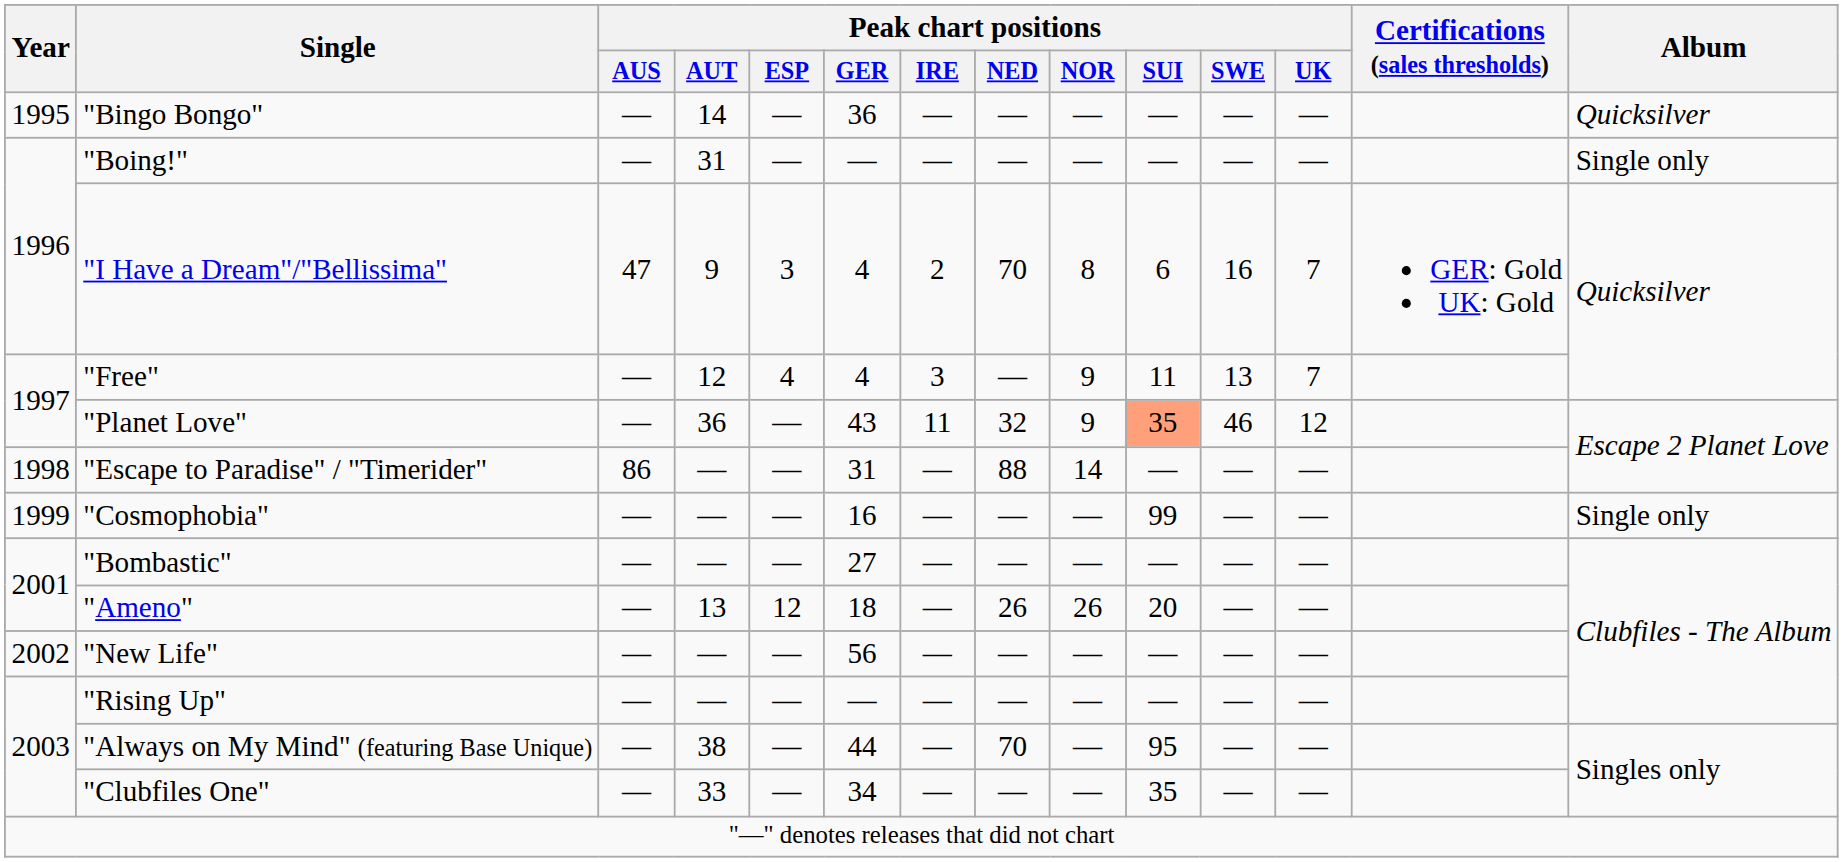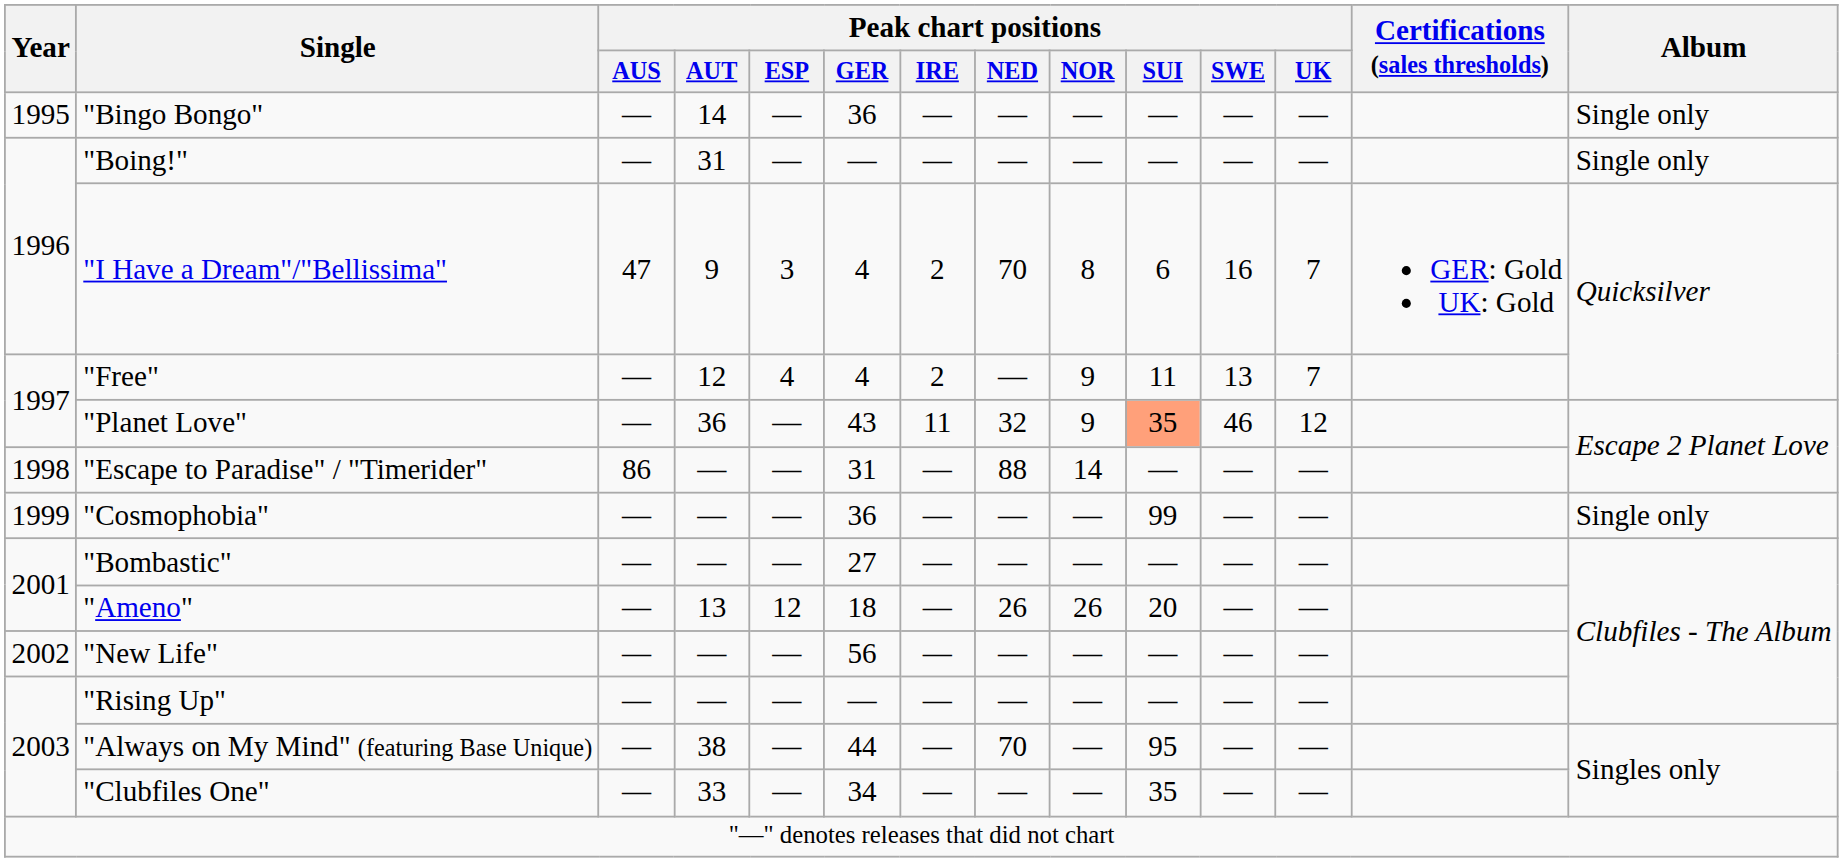(1643, 114) Quicksilver -> (1642, 114) Single only
(937, 376) 3 -> (937, 376) 2
(862, 515) 16 -> (862, 515) 36
